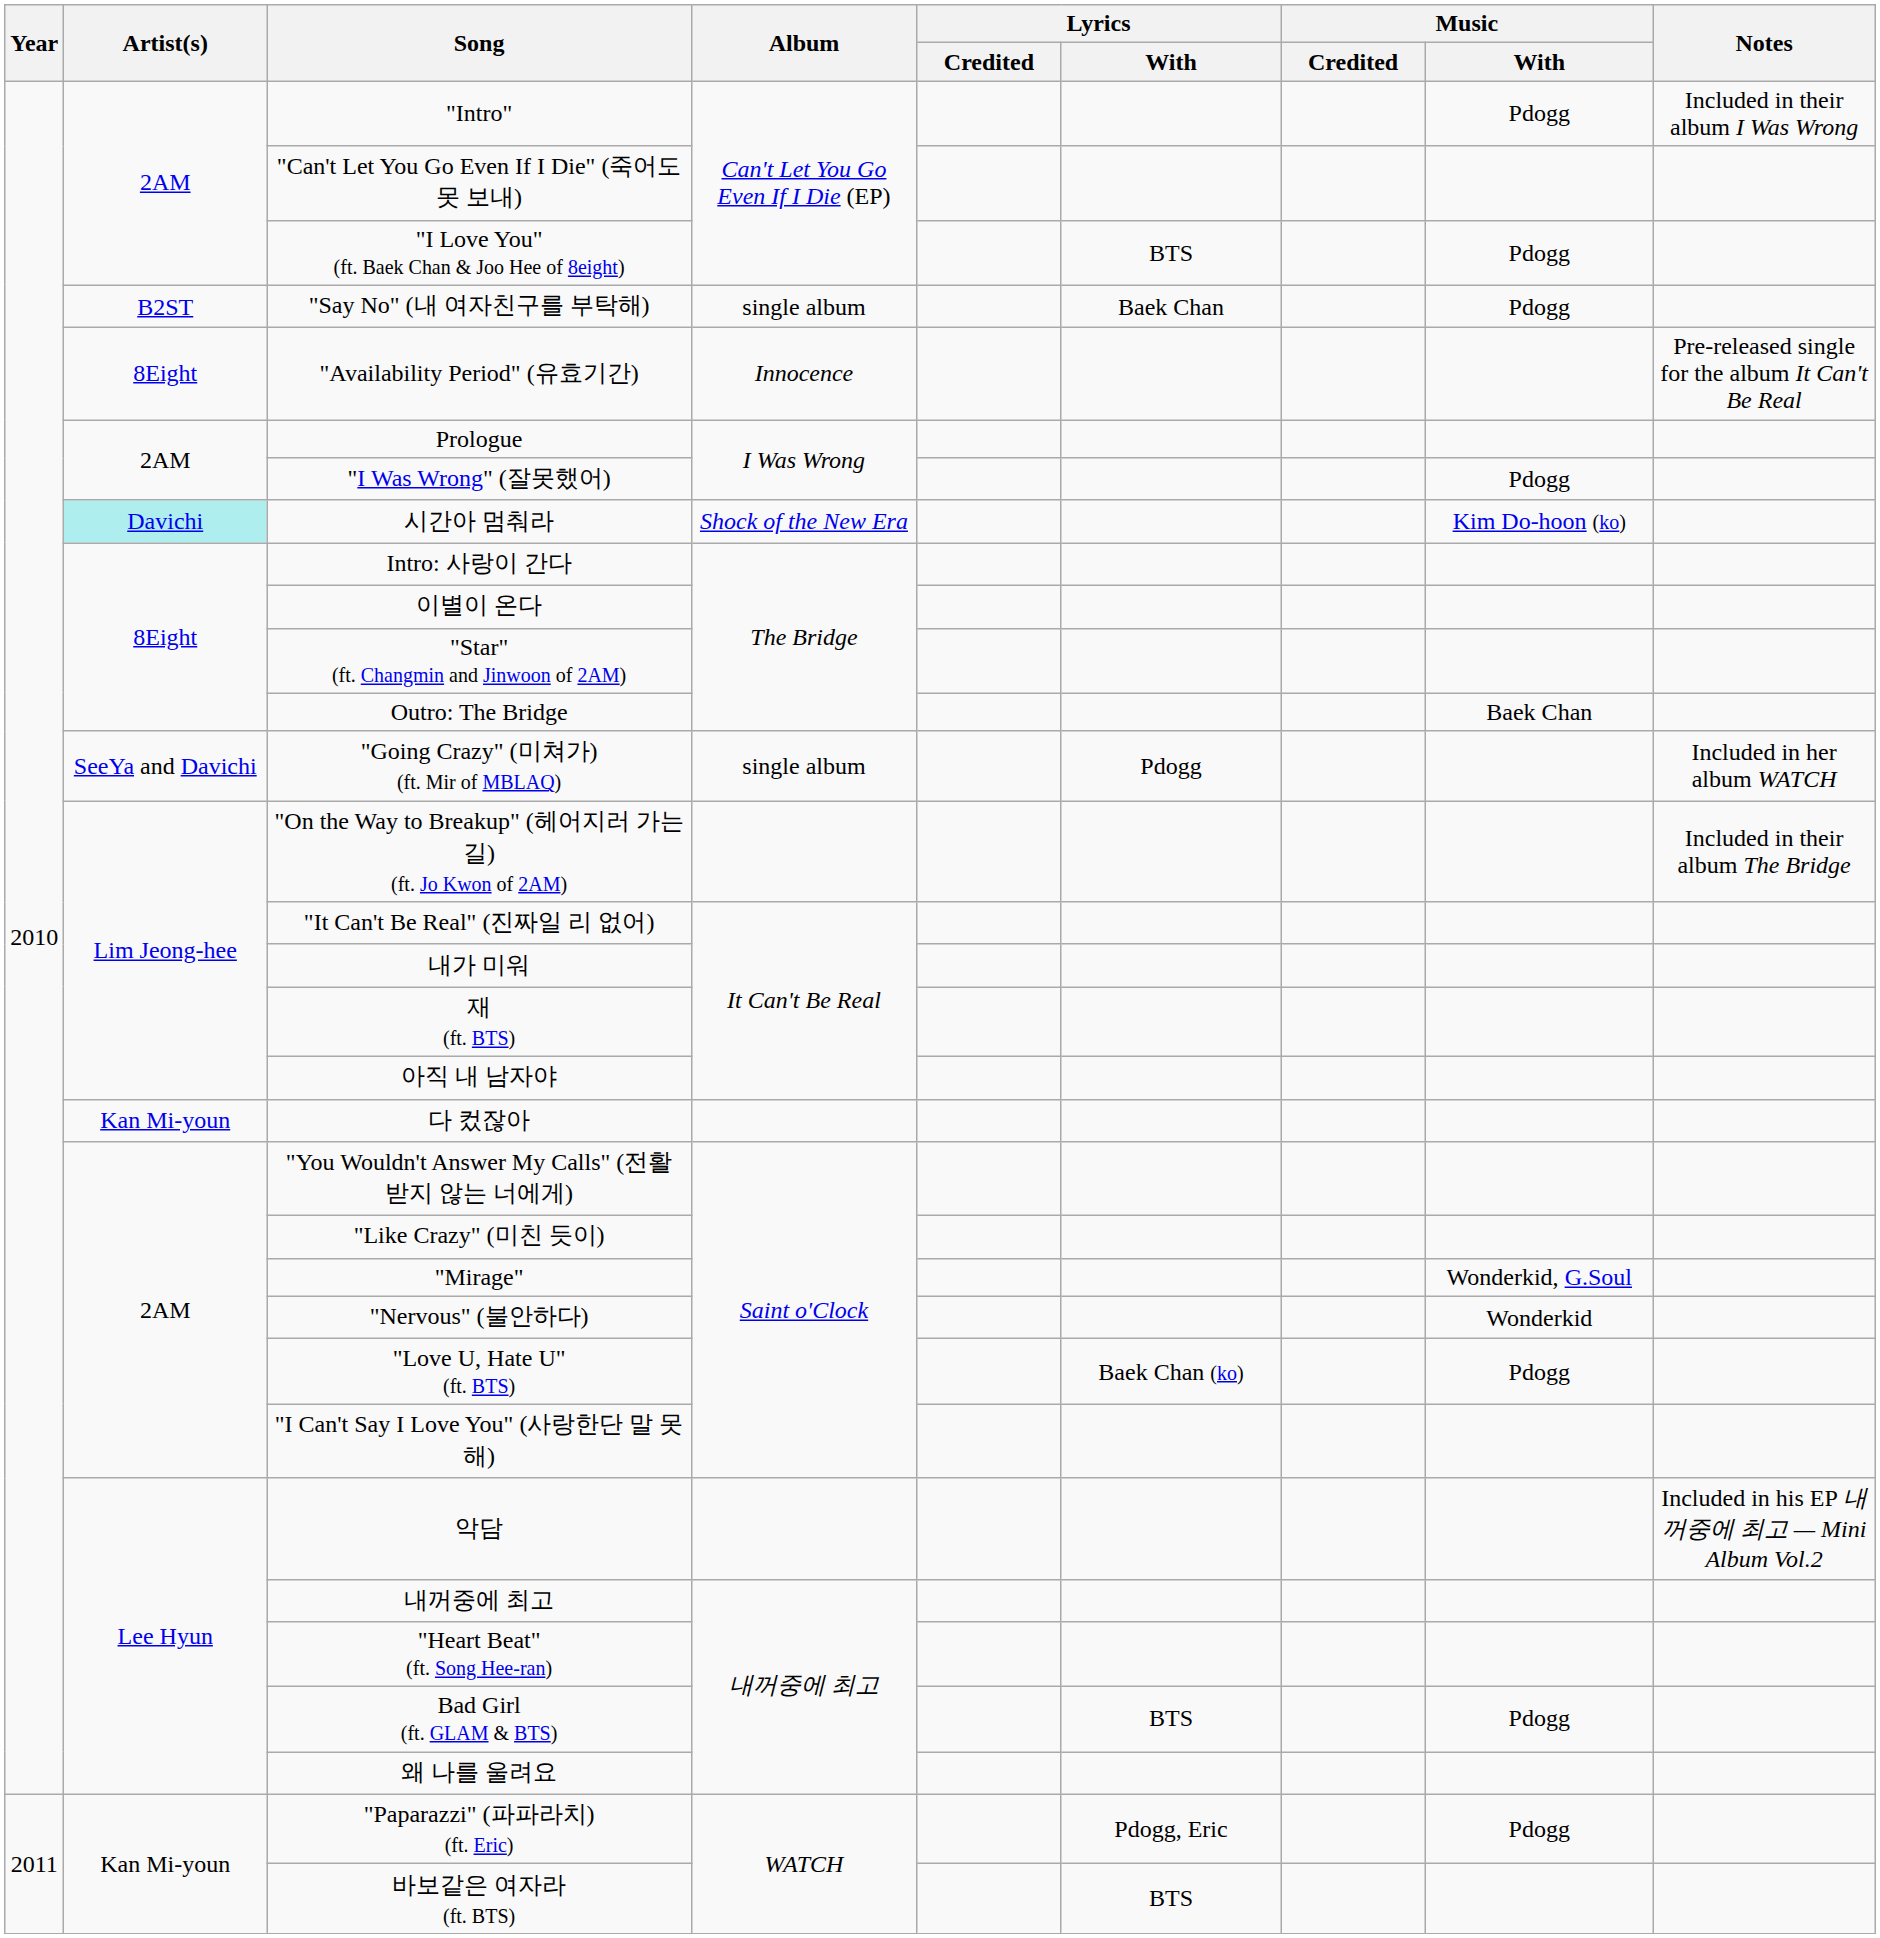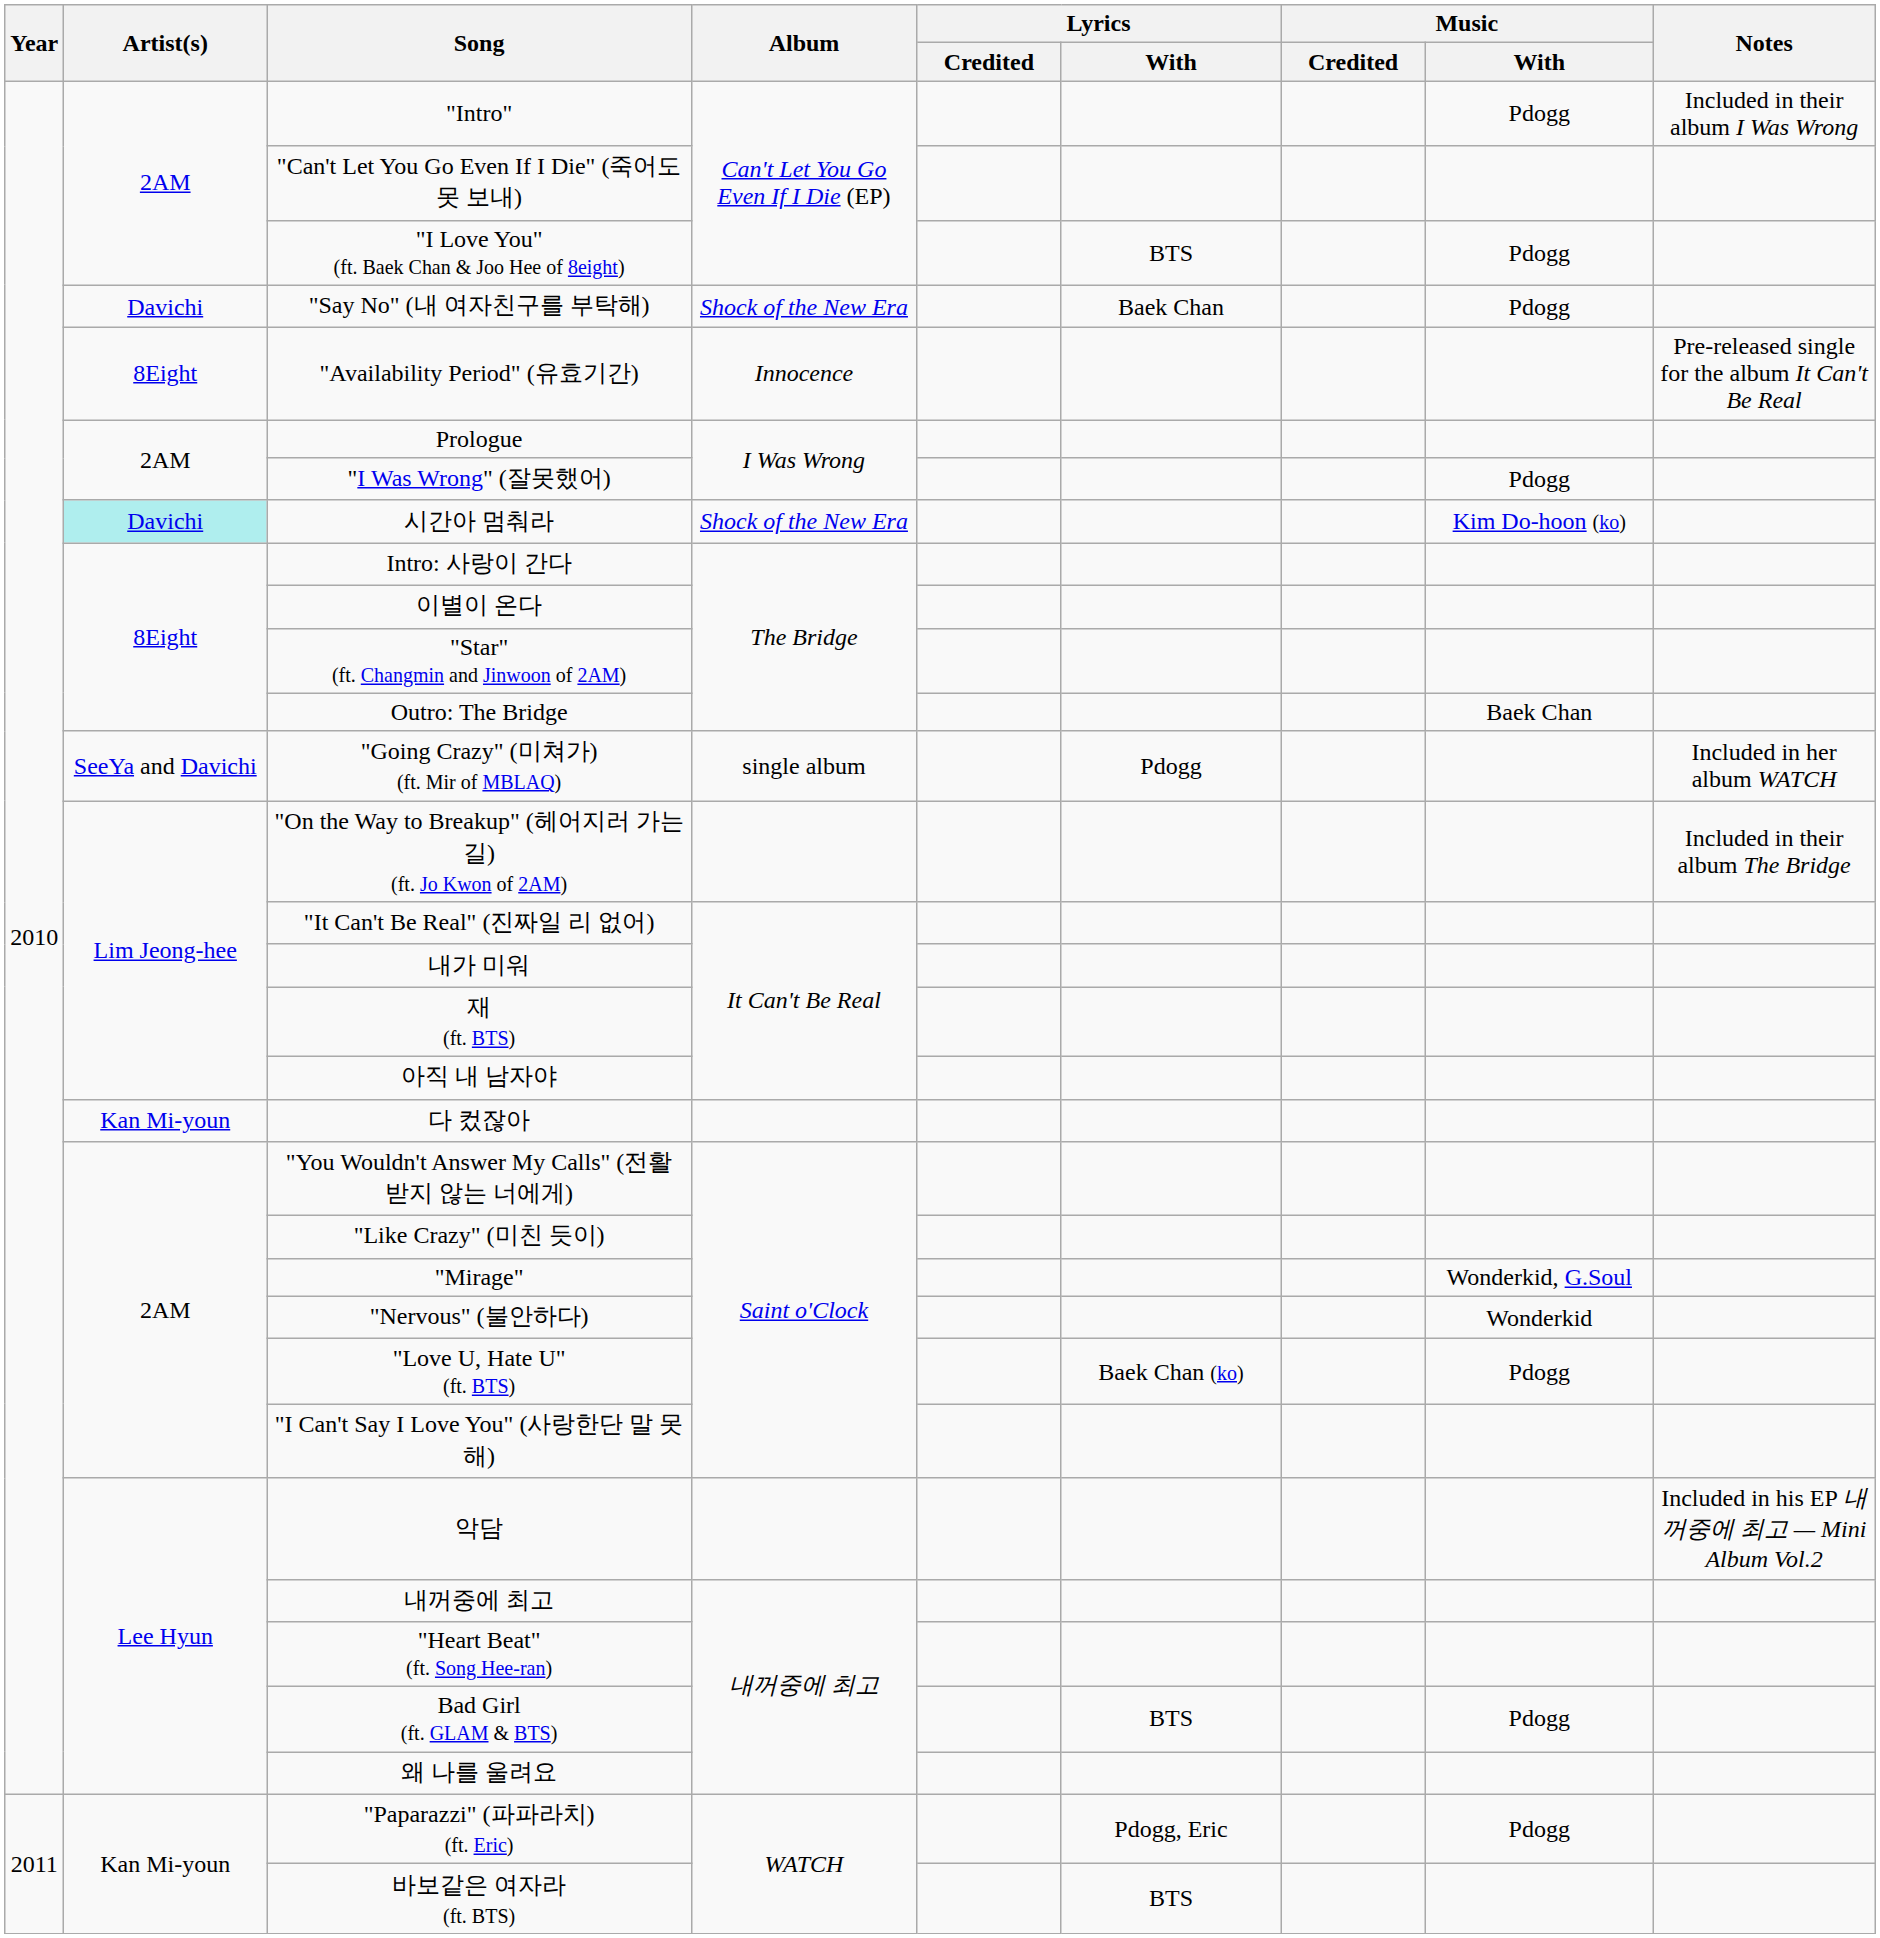(165, 306) B2ST -> (165, 306) Davichi
(804, 306) single album -> (804, 306) Shock of the New Era
